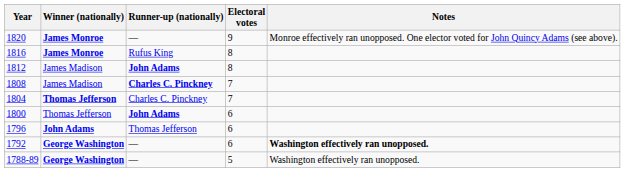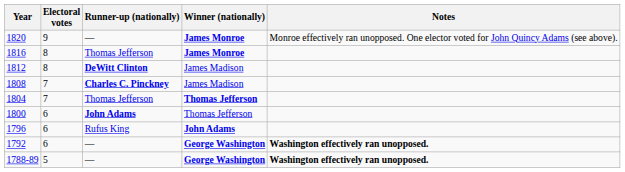columns swapped: (84, 17) <-> (246, 17)
(151, 53) Rufus King -> (119, 53) Thomas Jefferson
(154, 68) John Adams -> (116, 68) DeWitt Clinton
(168, 99) Charles C. Pinckney -> (119, 99) Thomas Jefferson
(163, 129) Thomas Jefferson -> (107, 129) Rufus King
(345, 159) normal -> (349, 159) bold
